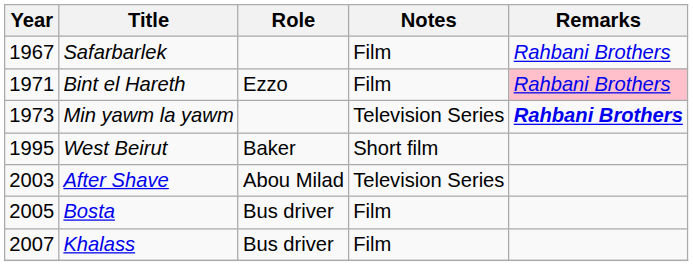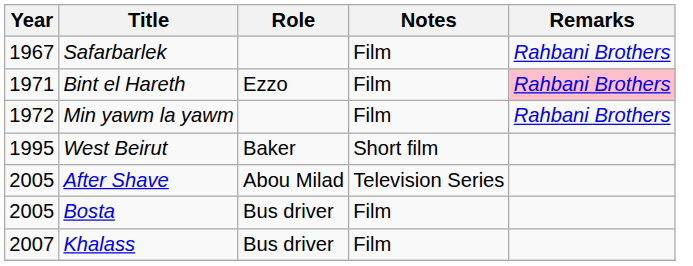(32, 116) 1973 -> (32, 116) 1972
(429, 116) Television Series -> (372, 116) Film
(598, 116) bold -> (592, 116) normal
(32, 180) 2003 -> (32, 180) 2005
